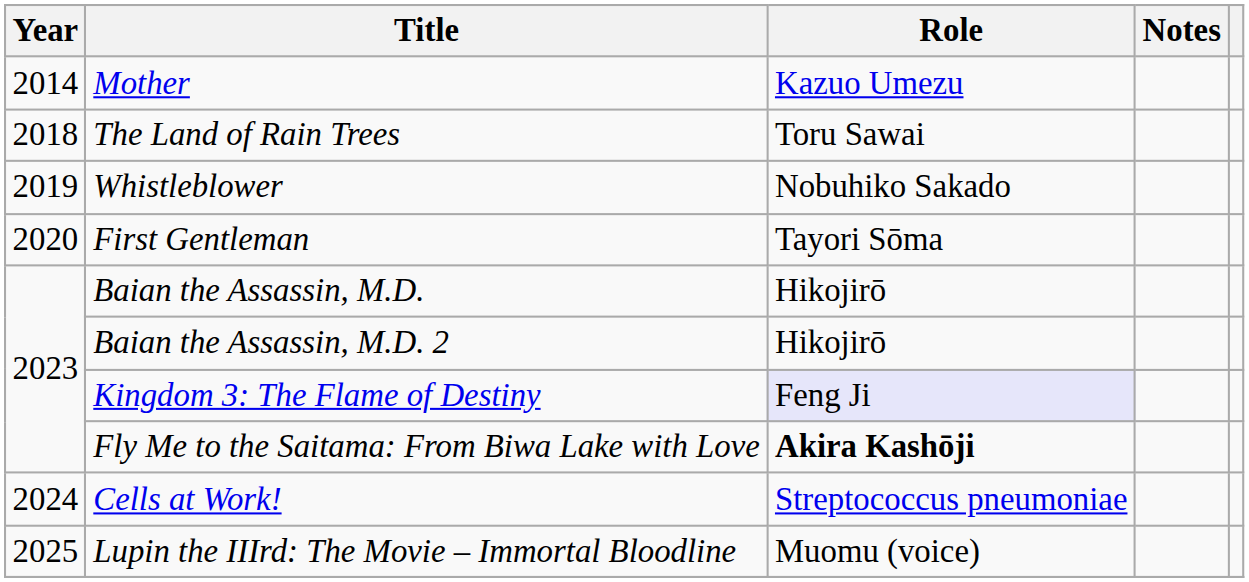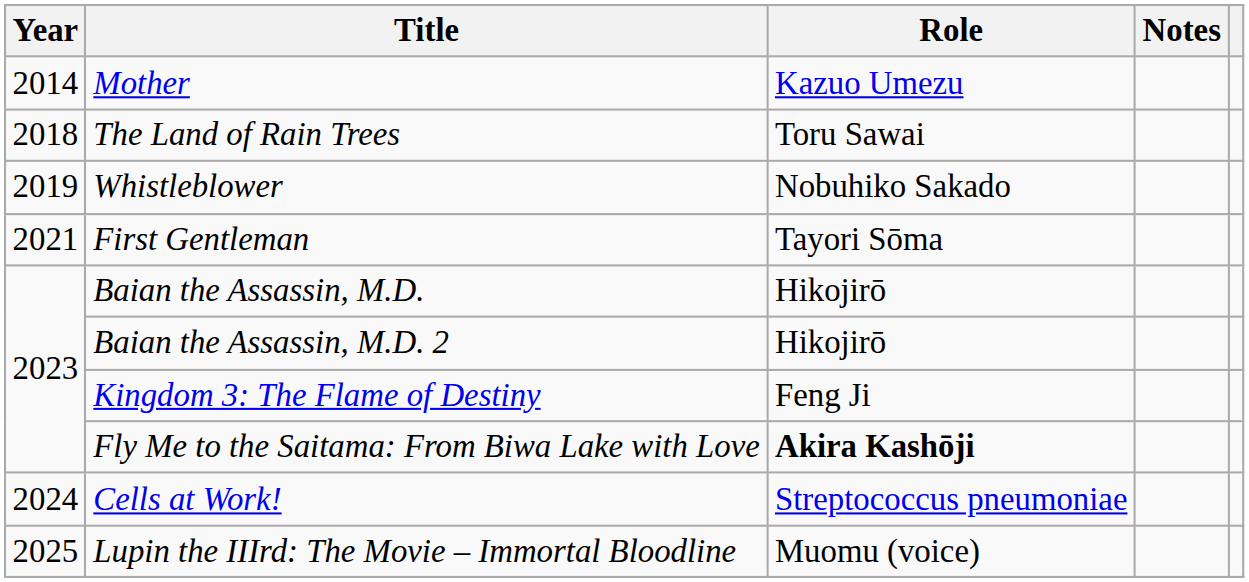(45, 238) 2020 -> (45, 238) 2021
(823, 394) lavender background -> (823, 394) no background
